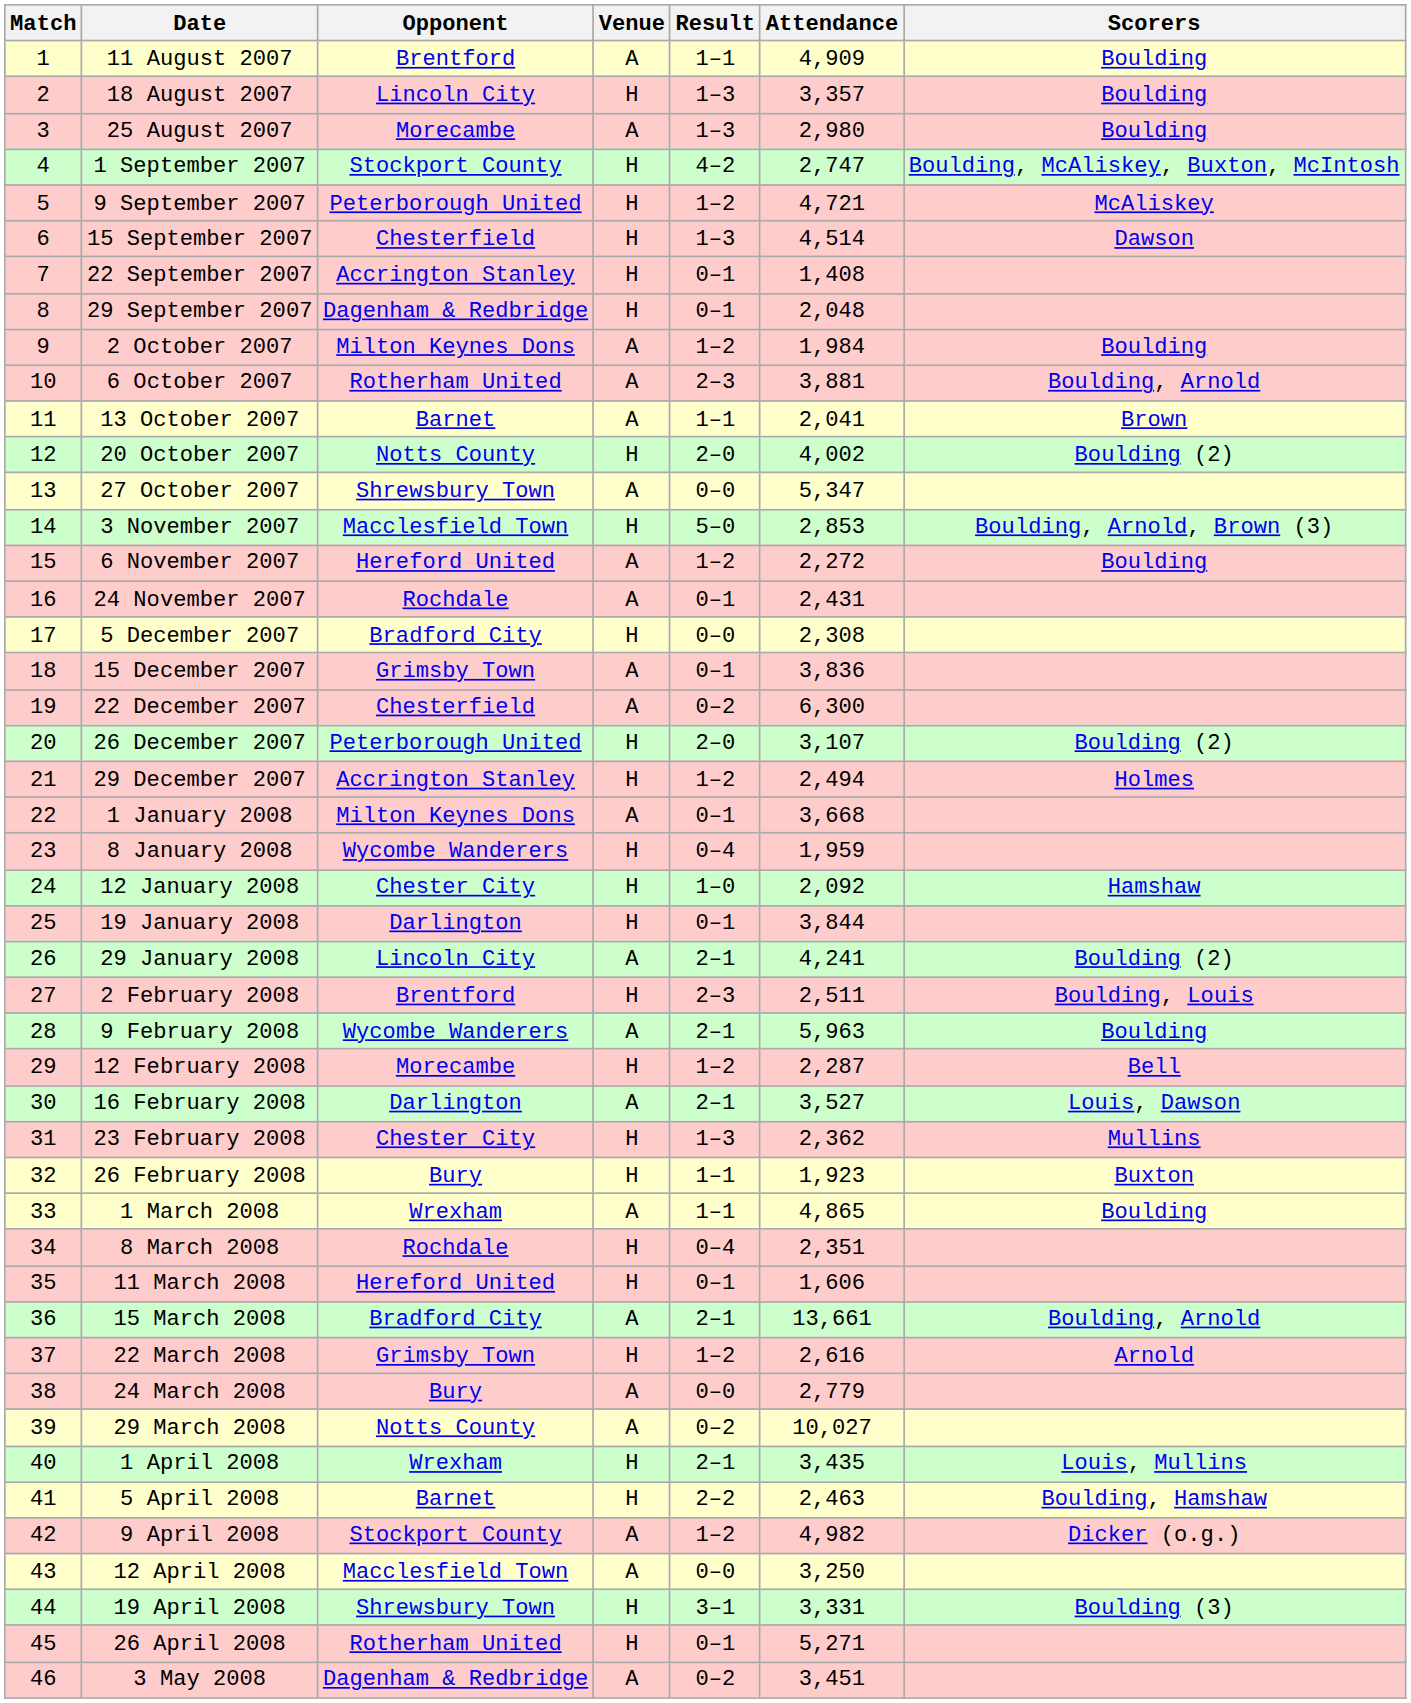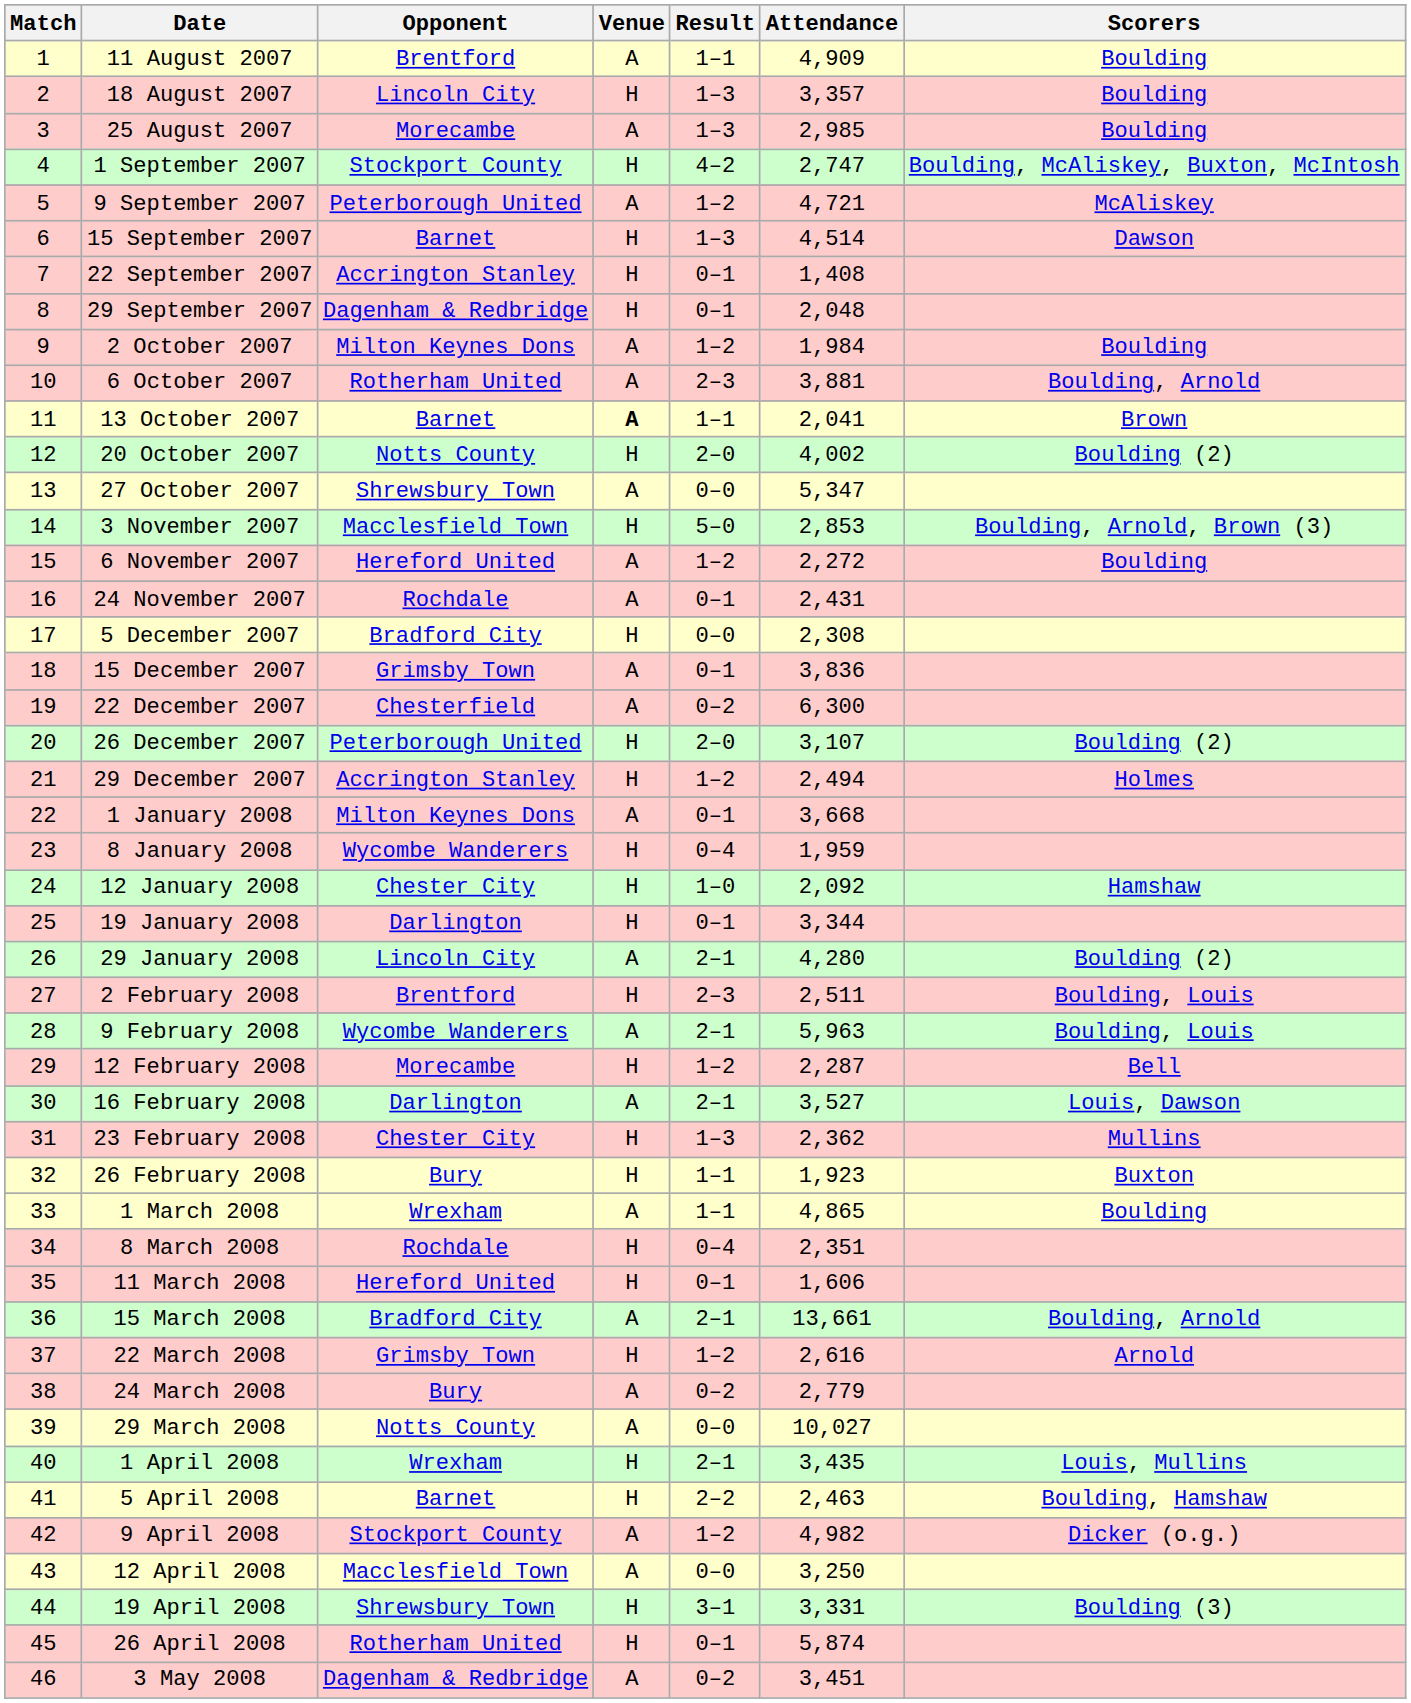(832, 131) 2,980 -> (832, 131) 2,985
(632, 203) H -> (632, 203) A
(456, 239) Chesterfield -> (456, 239) Barnet
(632, 419) normal -> (632, 419) bold
(832, 923) 3,844 -> (832, 923) 3,344
(832, 959) 4,241 -> (832, 959) 4,280
(1154, 1031) Boulding -> (1154, 1031) Boulding, Louis
(715, 1392) 0–0 -> (715, 1392) 0–2
(715, 1428) 0–2 -> (715, 1428) 0–0
(832, 1644) 5,271 -> (832, 1644) 5,874
